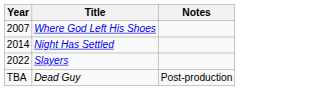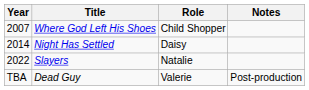+ column: (193, 12)
